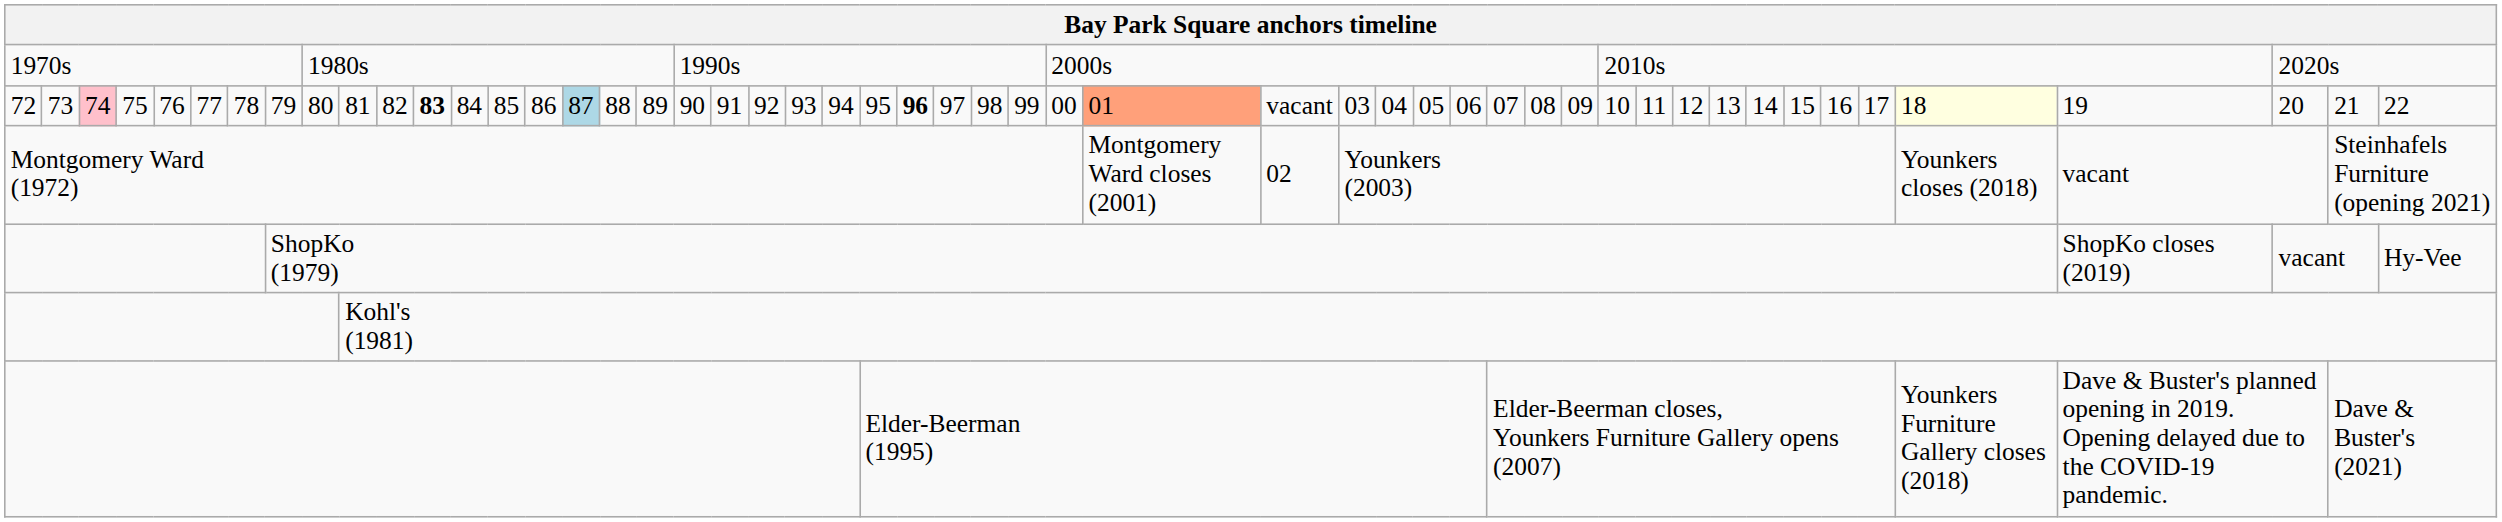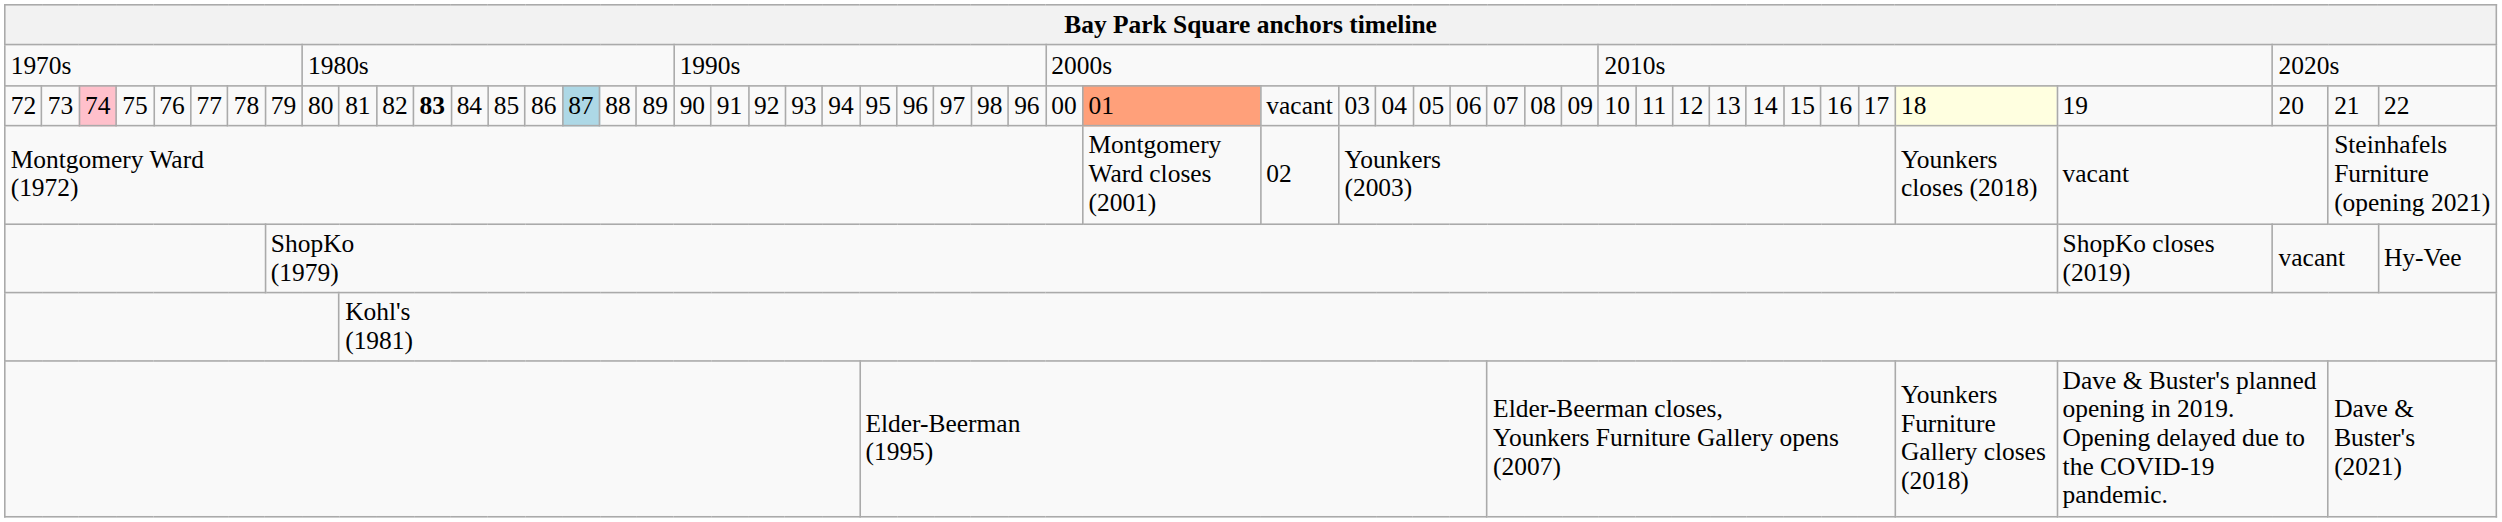(915, 105) bold -> (915, 105) normal
(1027, 105) 99 -> (1027, 105) 96
